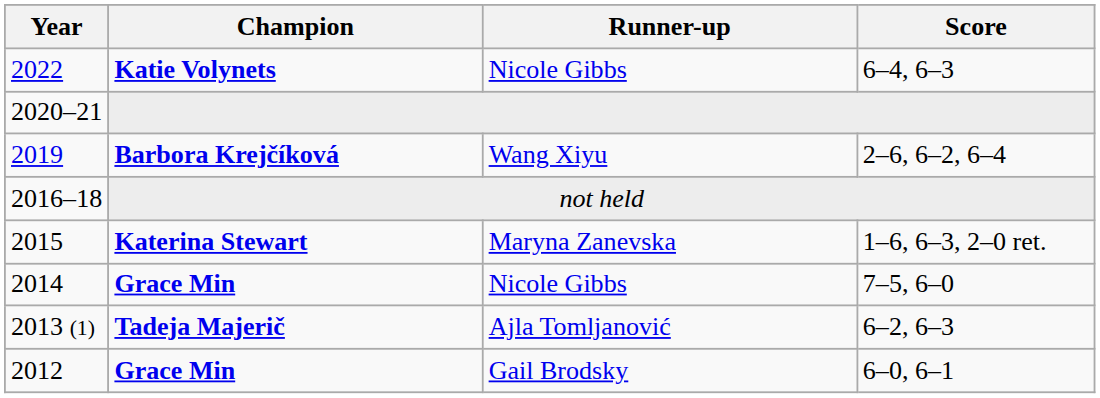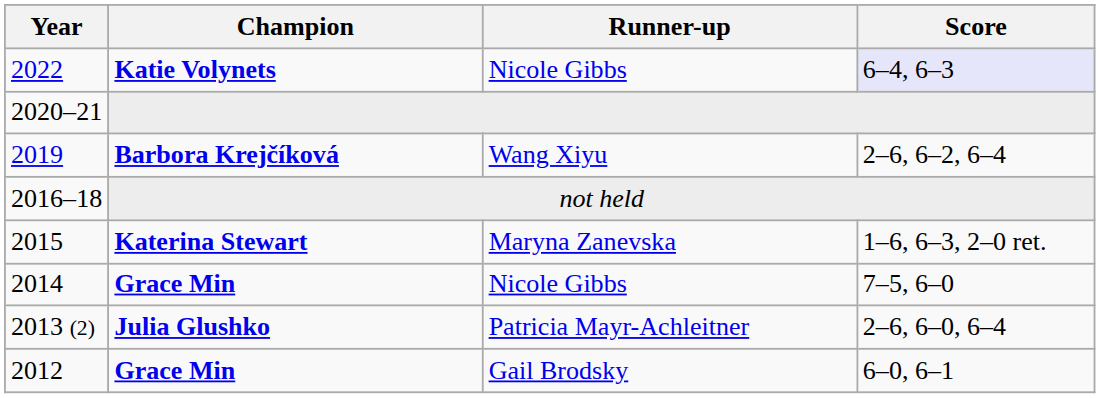(908, 69) no background -> (908, 69) lavender background
+ row: (53, 327)
- row: (53, 327)
